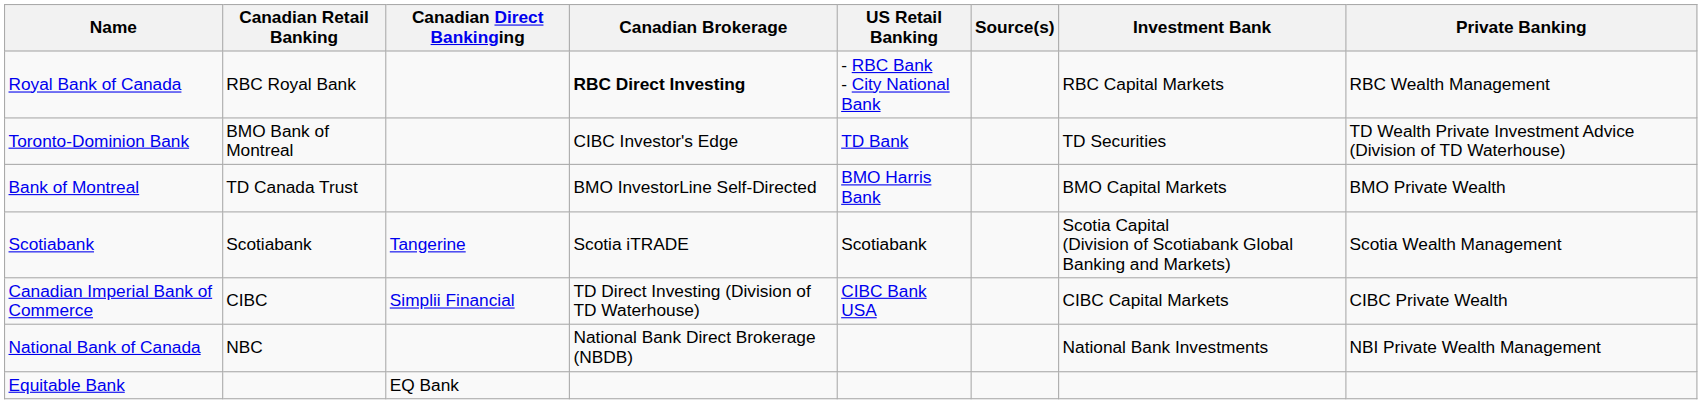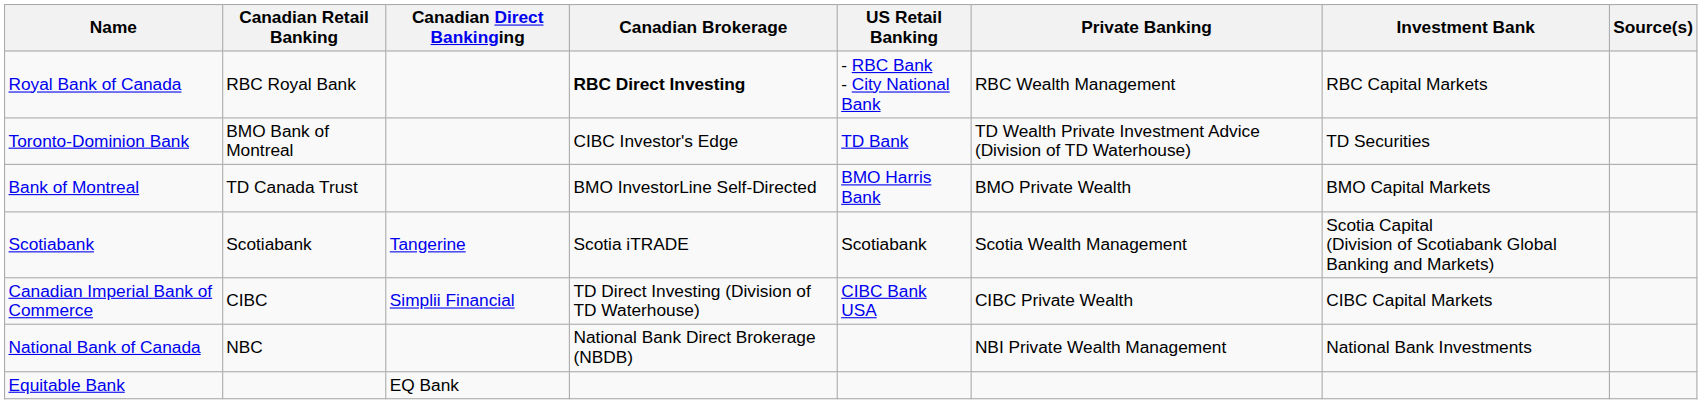columns swapped: (1521, 27) <-> (1015, 27)
